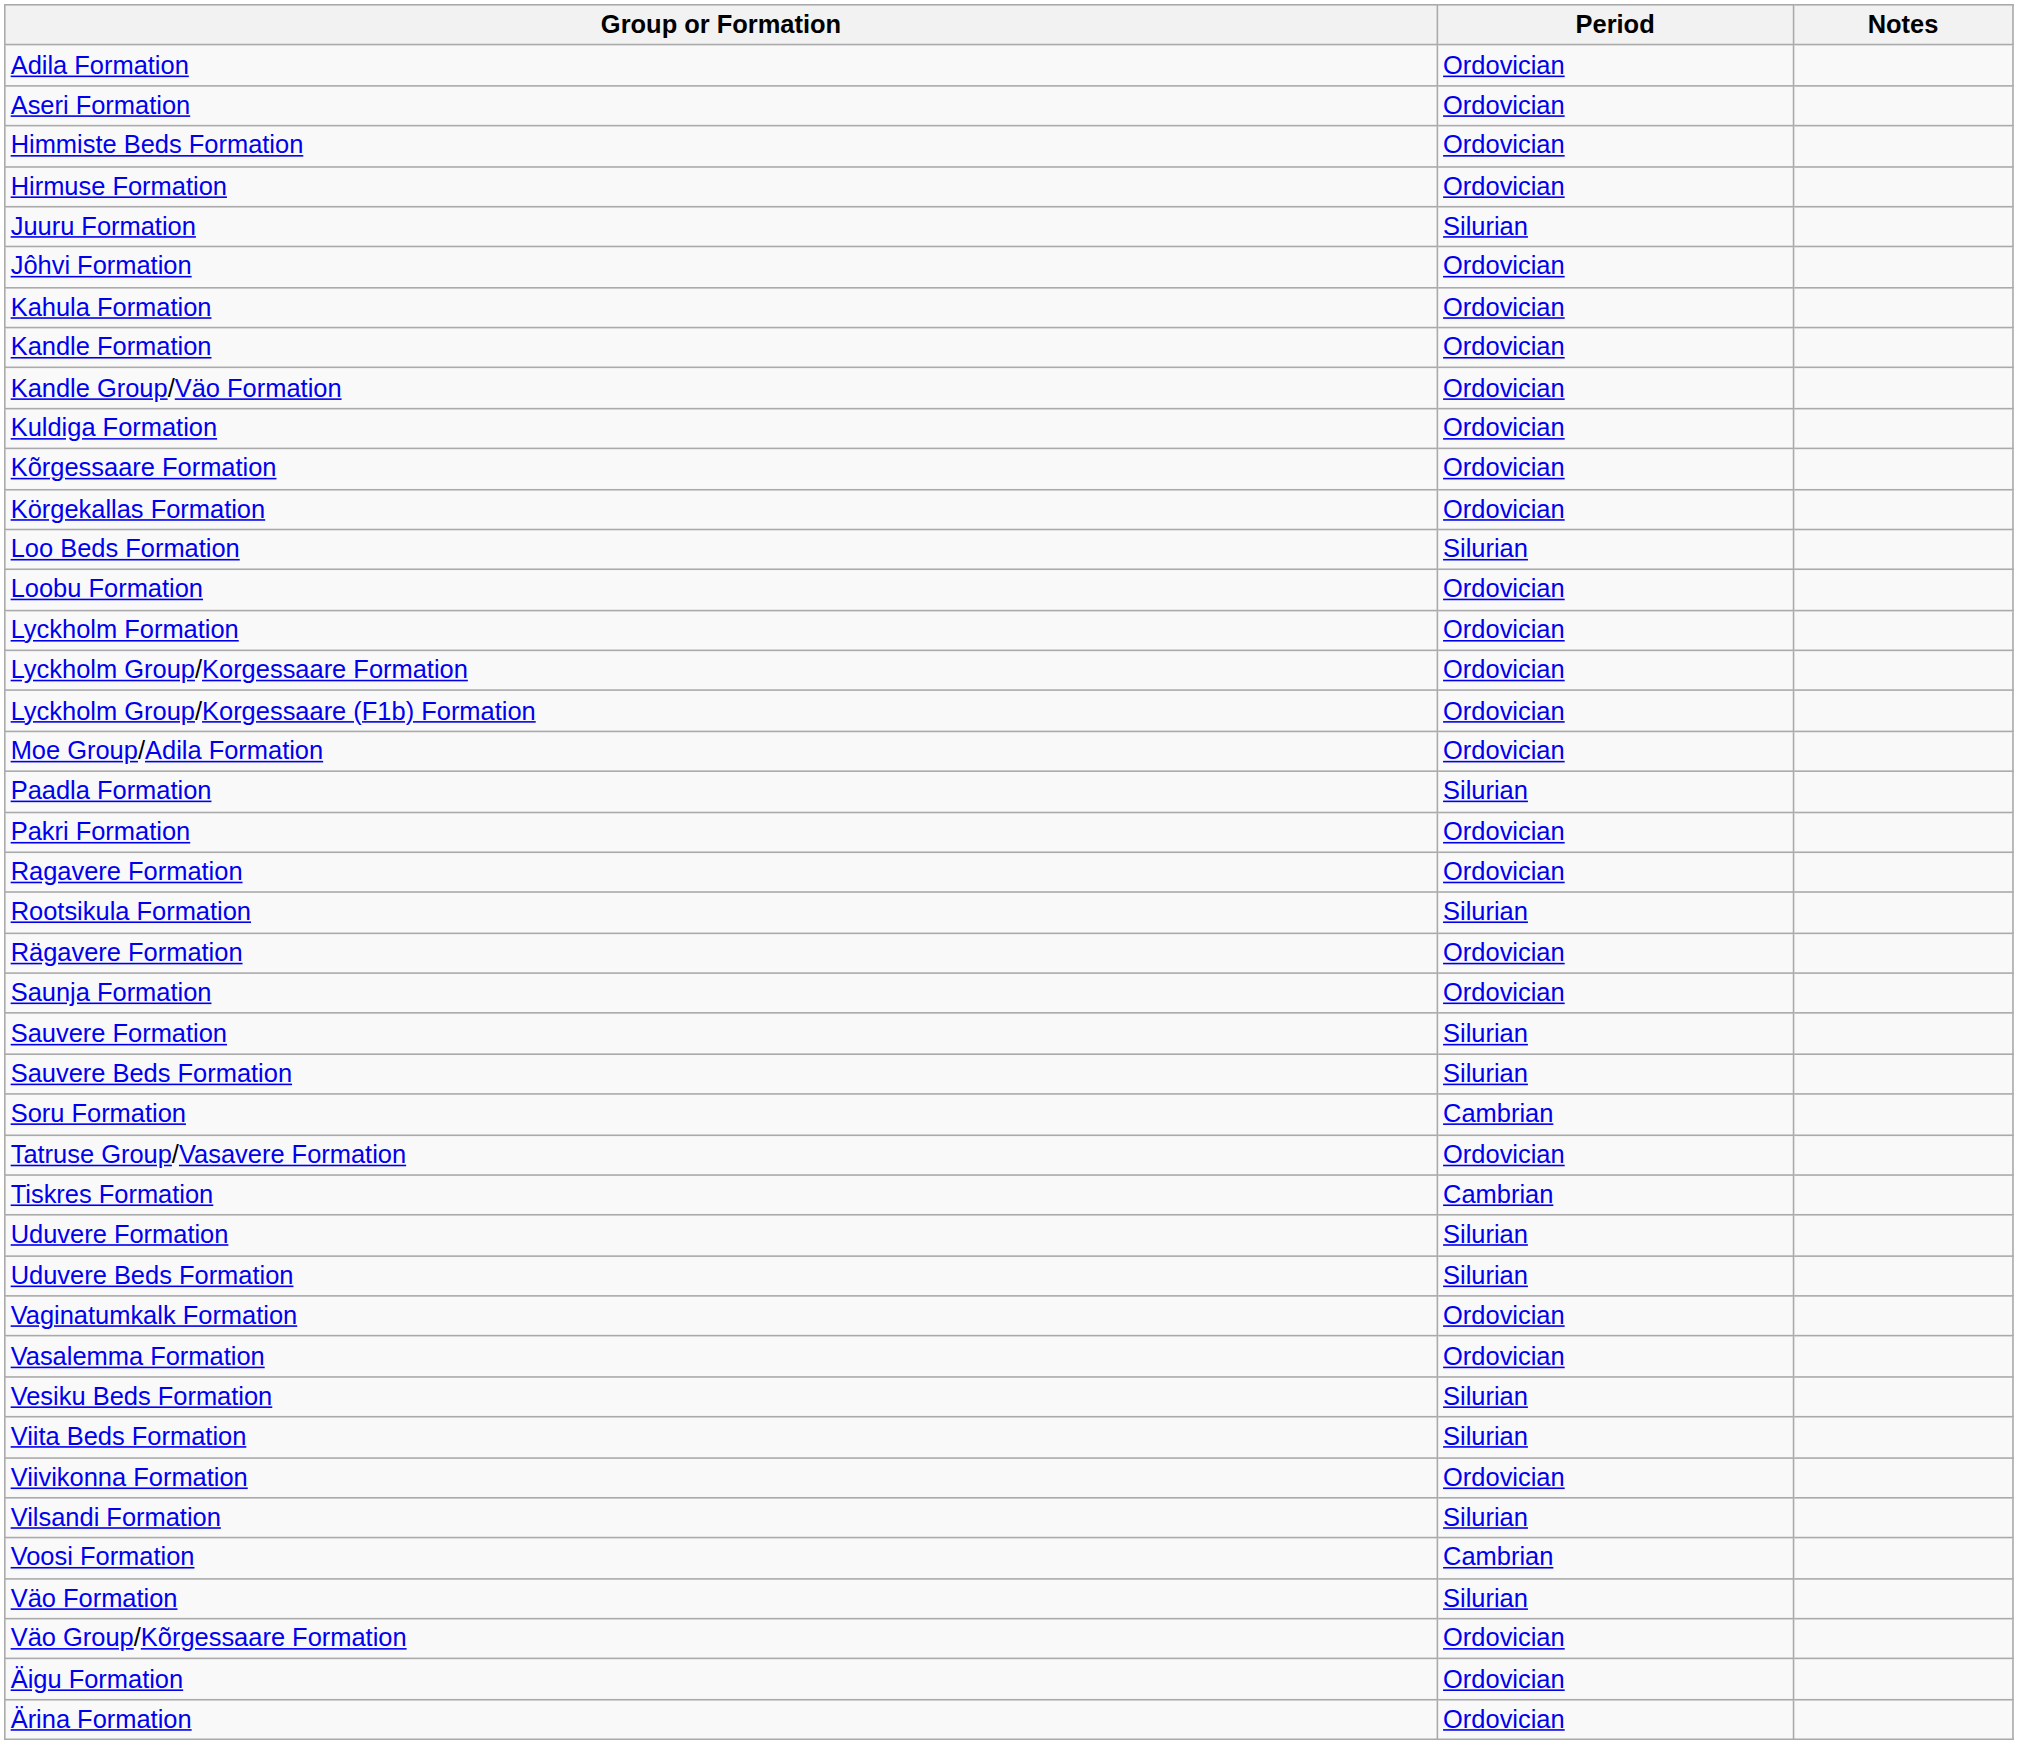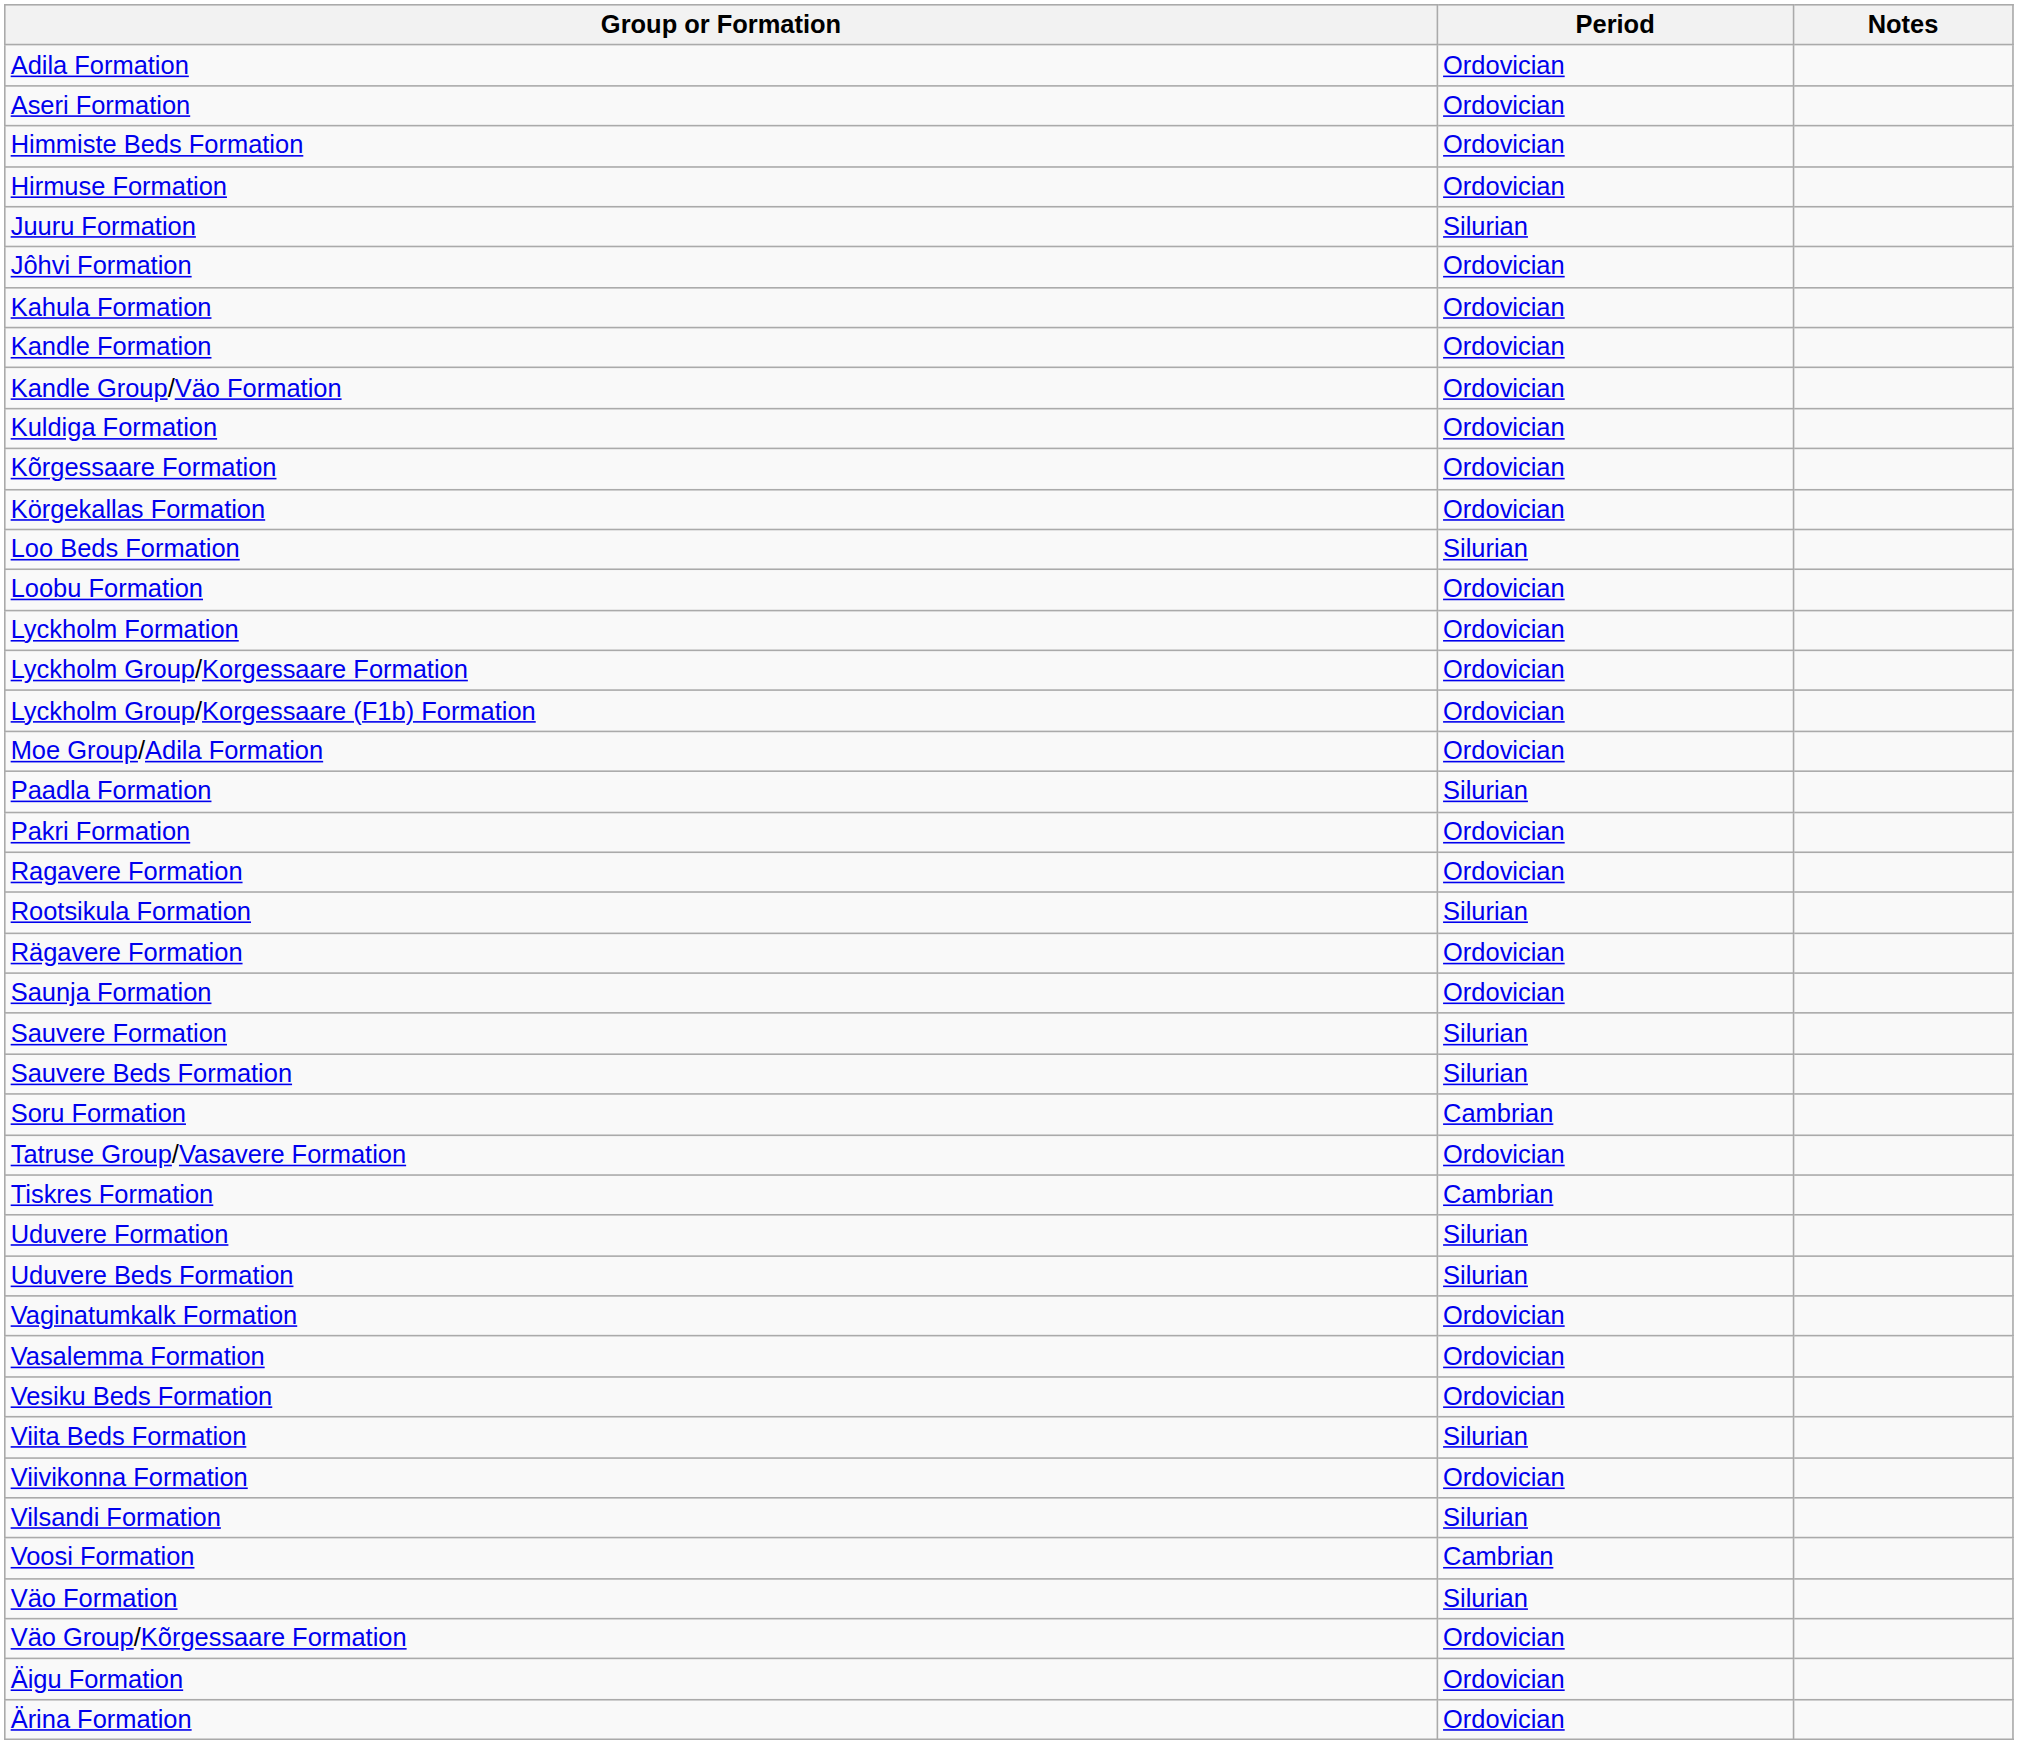(1485, 1396) Silurian -> (1504, 1396) Ordovician
